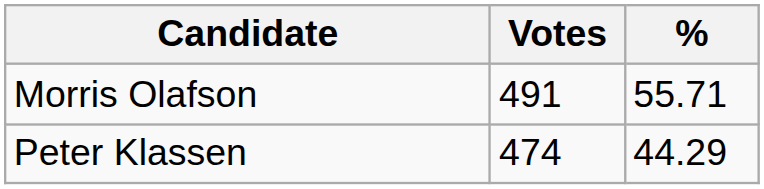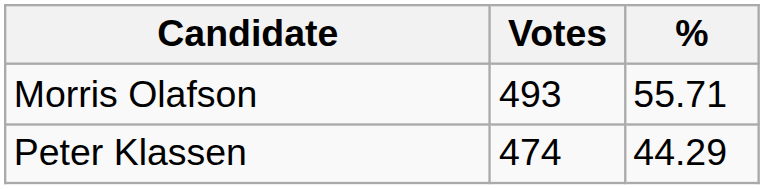(530, 93) 491 -> (530, 93) 493
